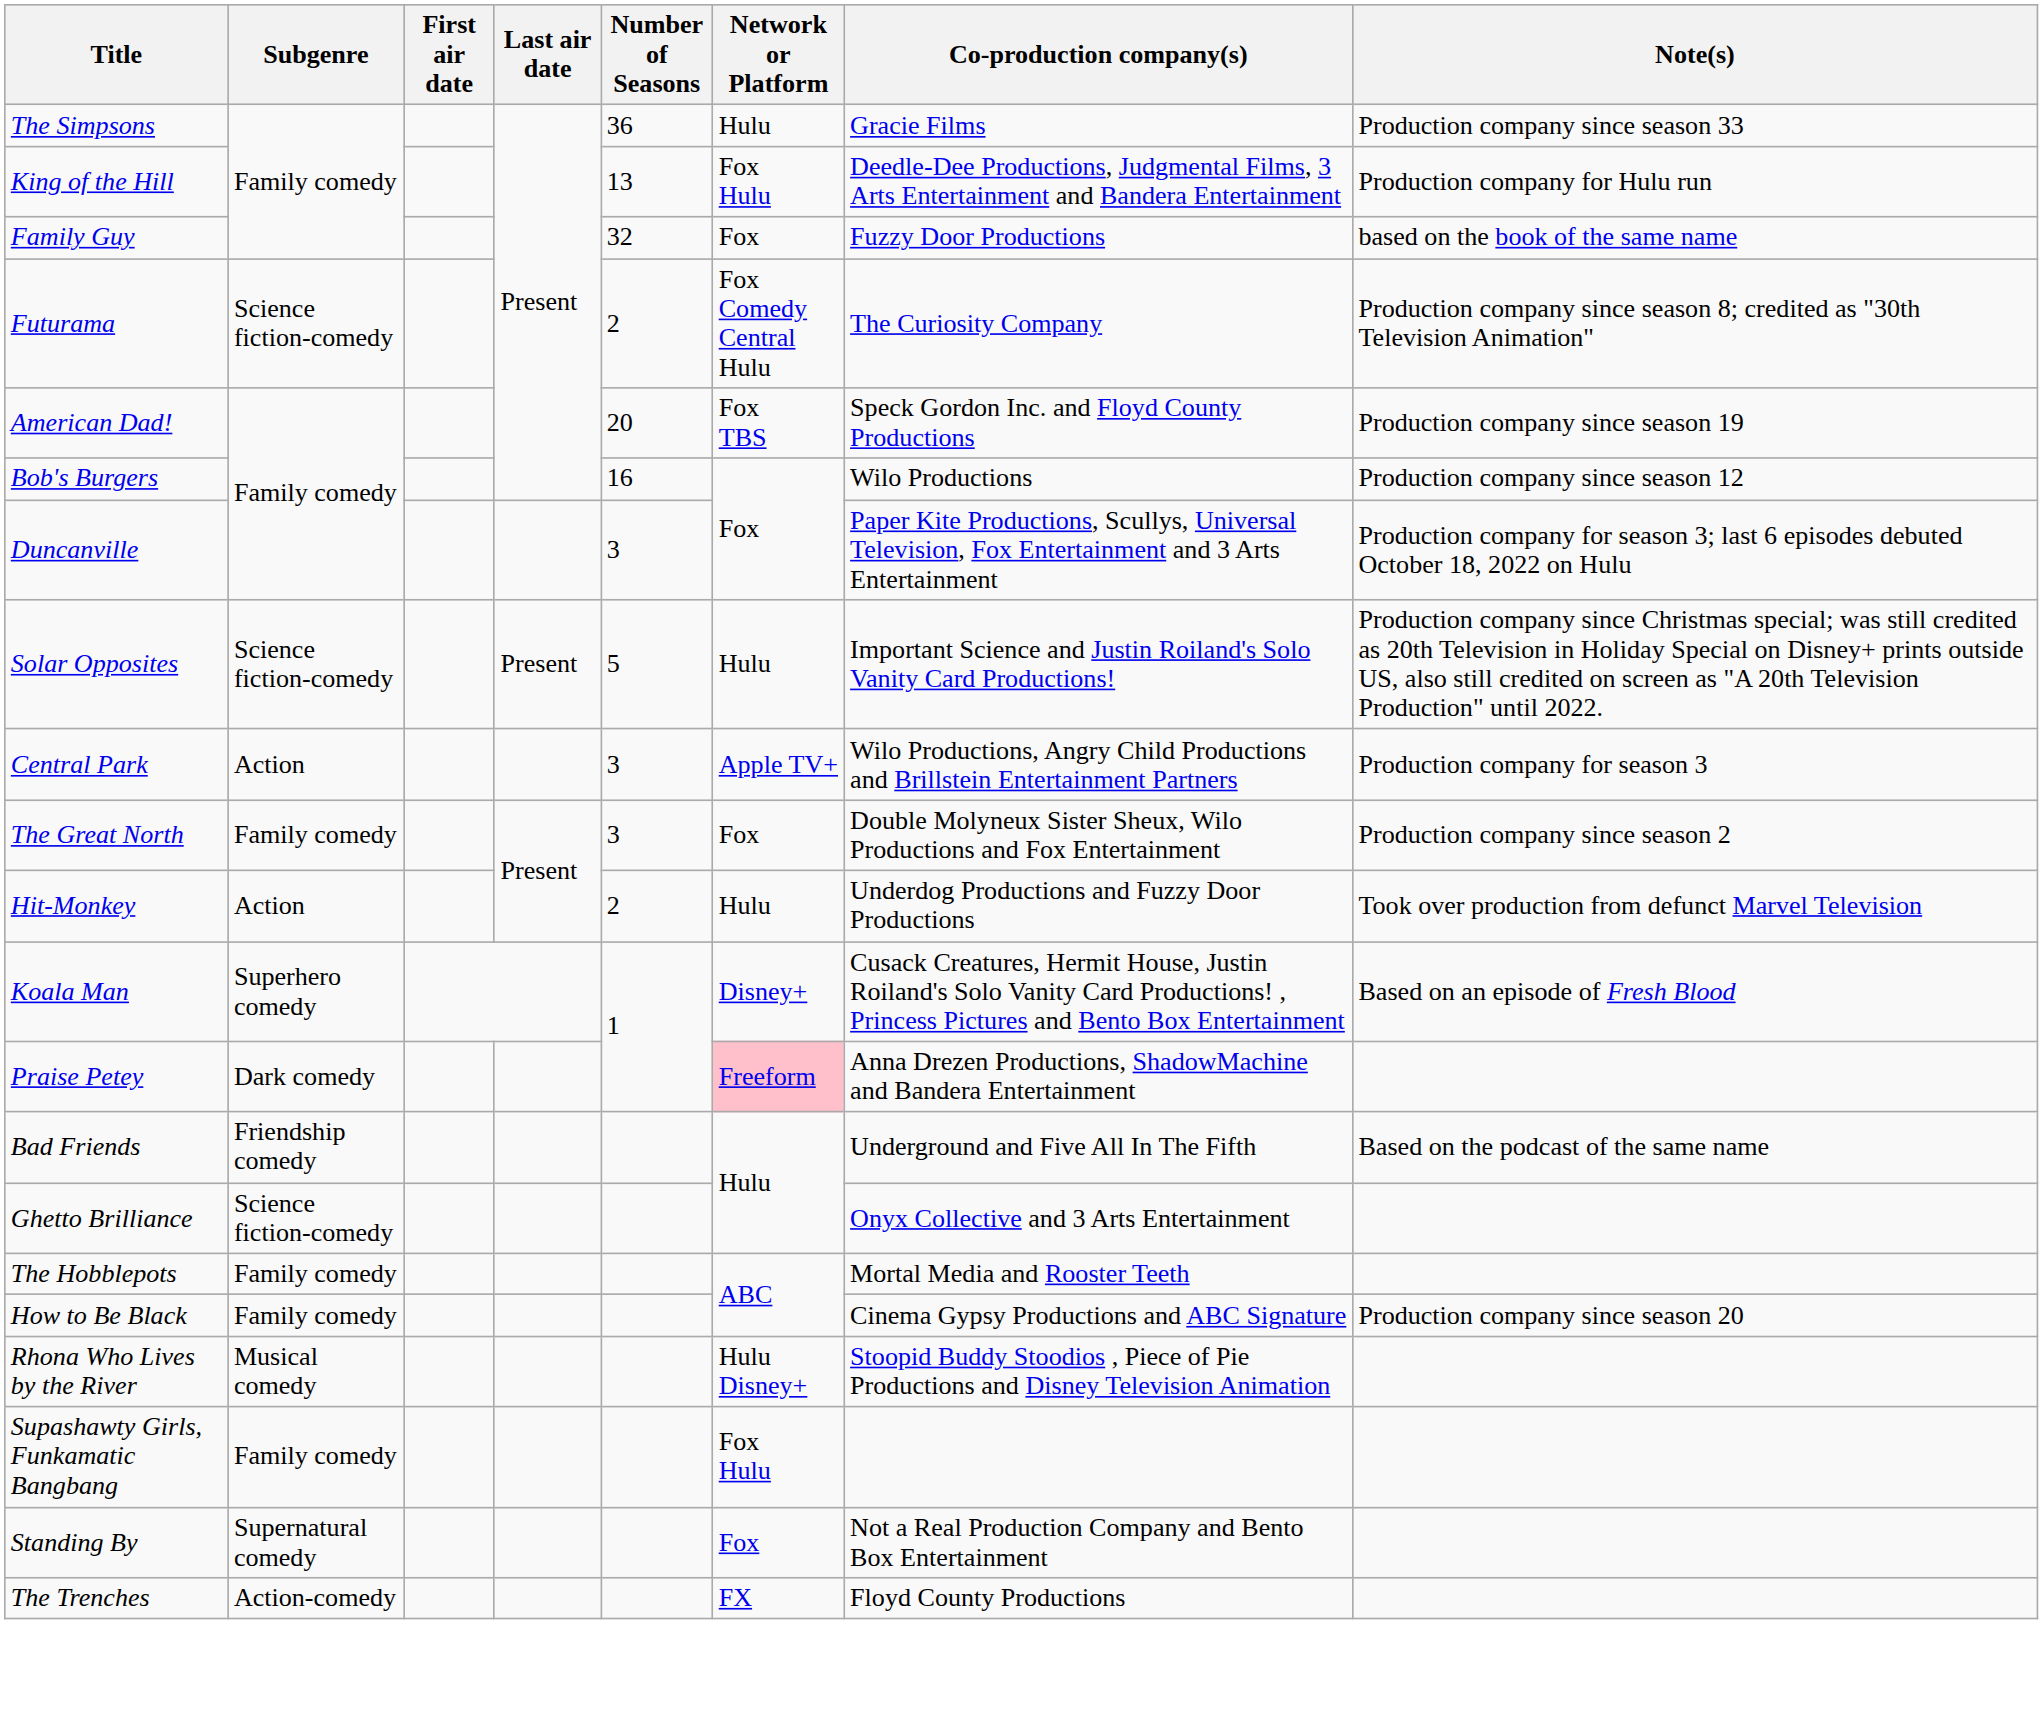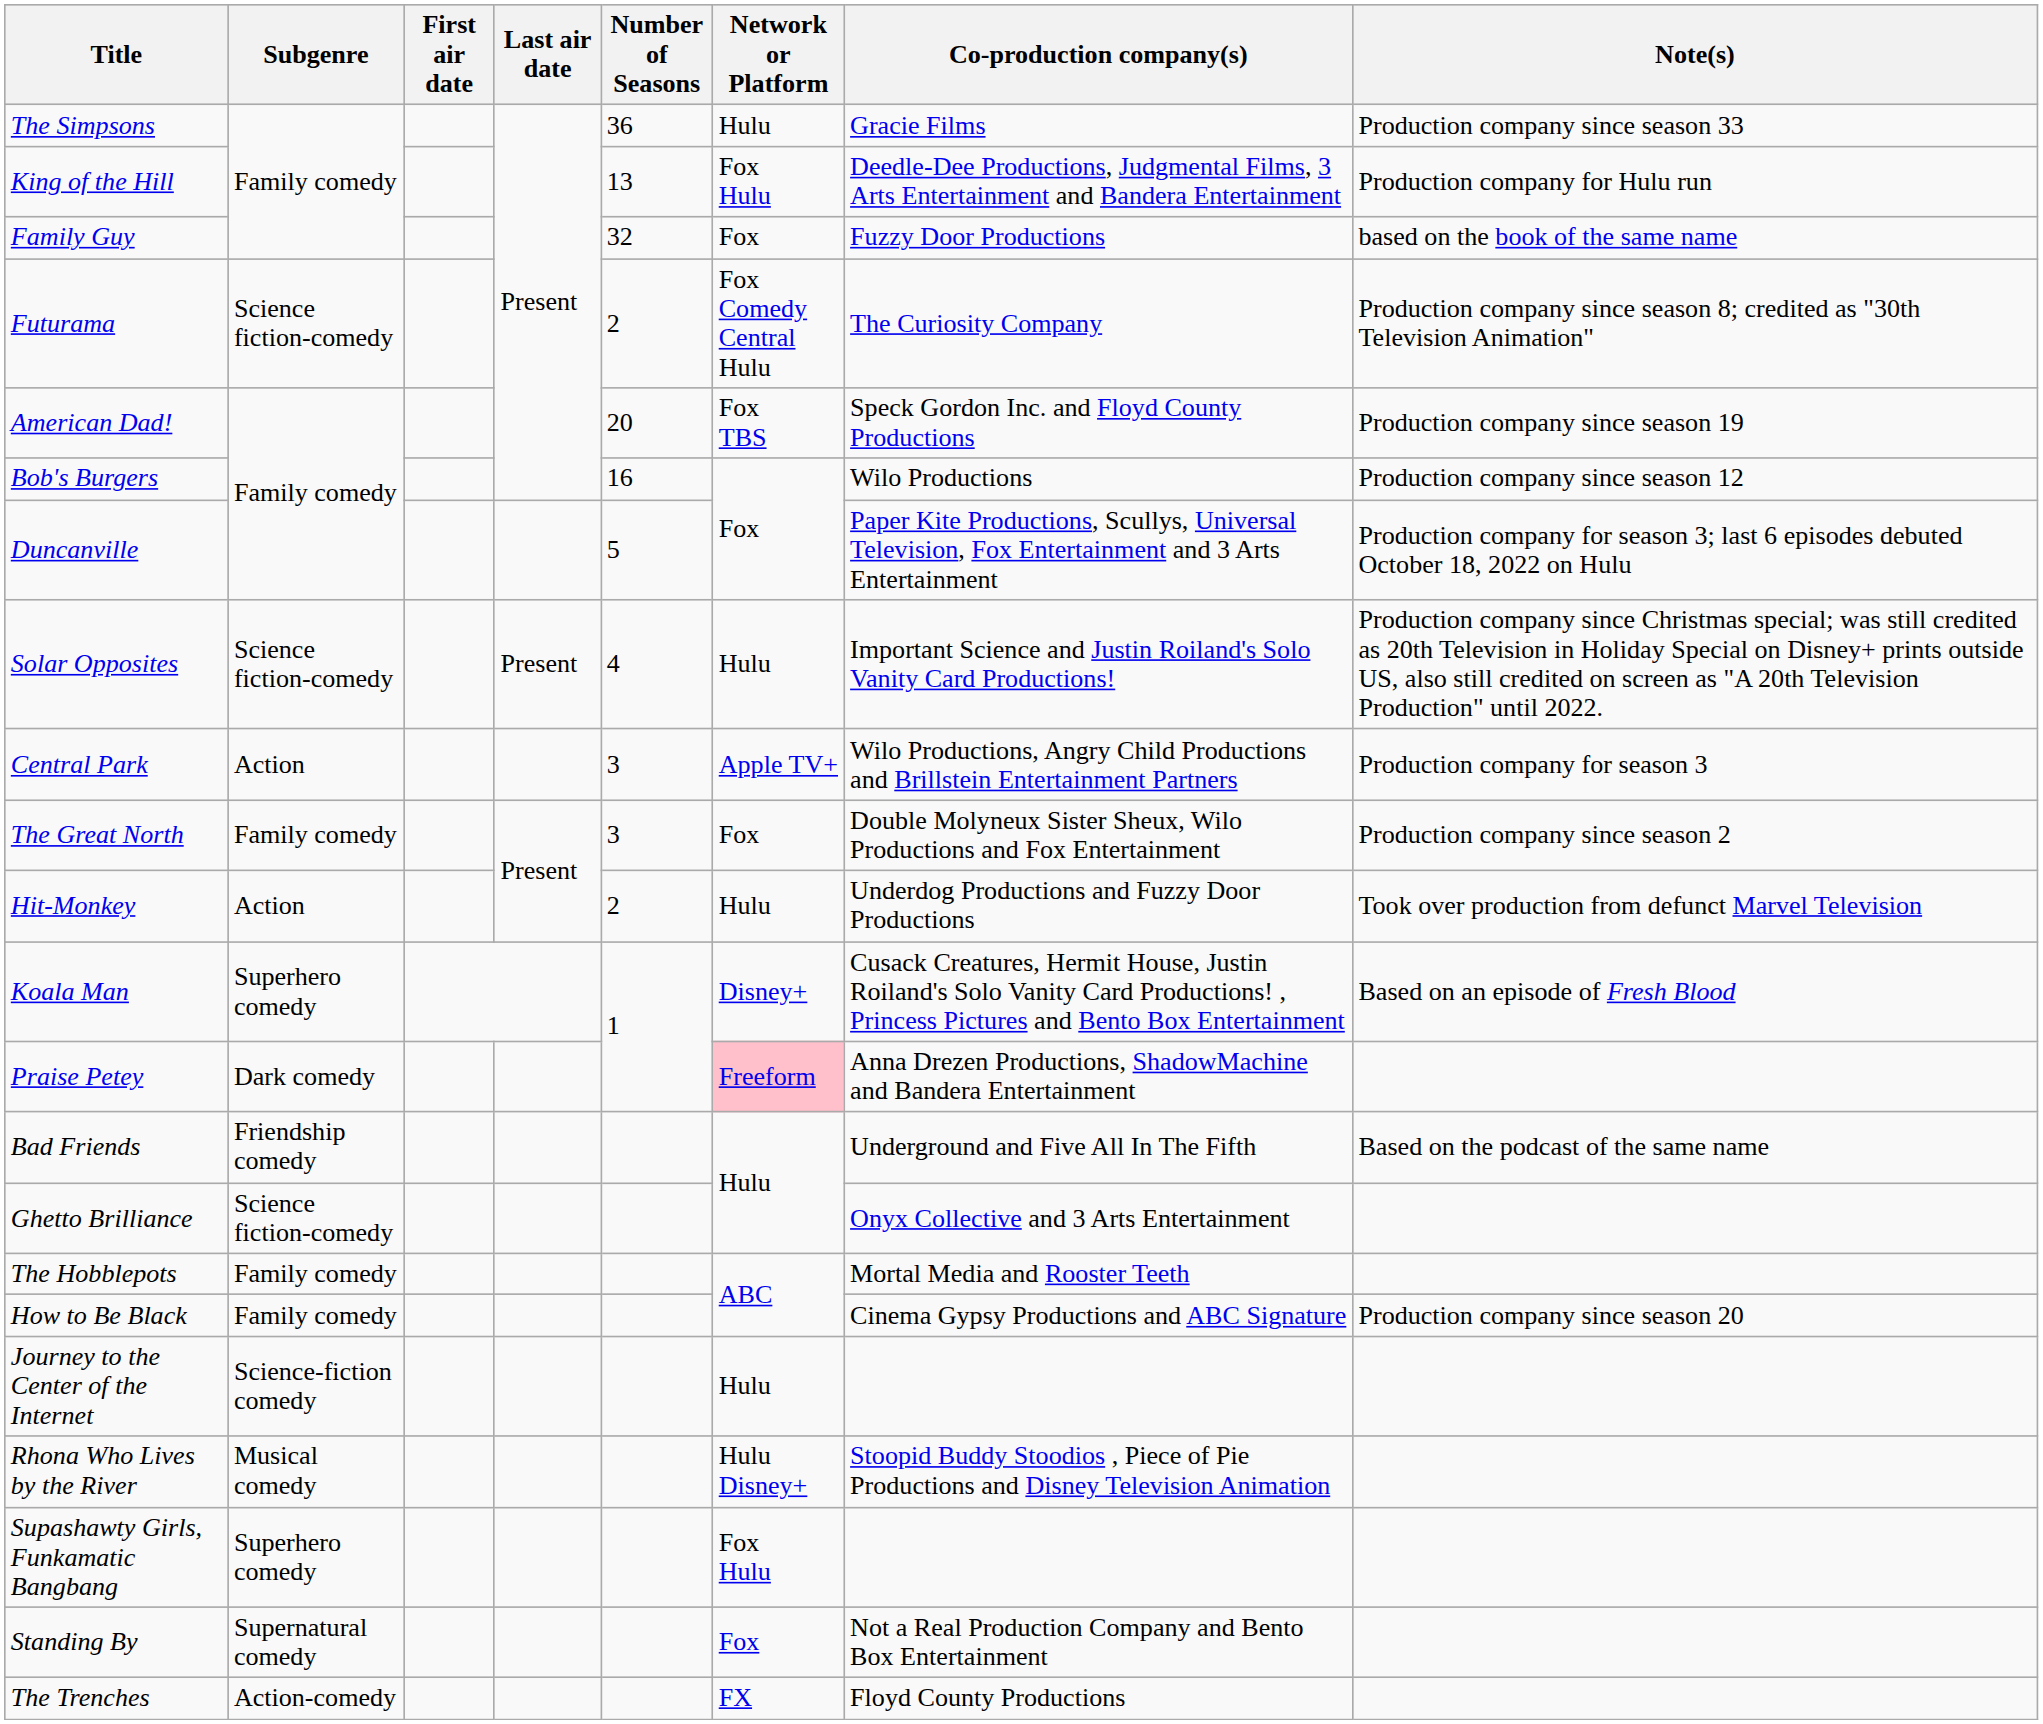(613, 549) 3 -> (613, 549) 5
(613, 664) 5 -> (613, 664) 4
+ row: (85, 1385)
(315, 1456) Family comedy -> (287, 1556) Superhero comedy
